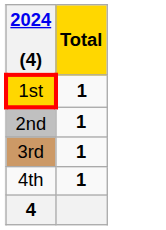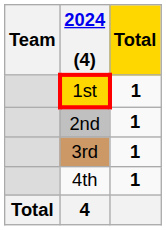+ column: (32, 40)
